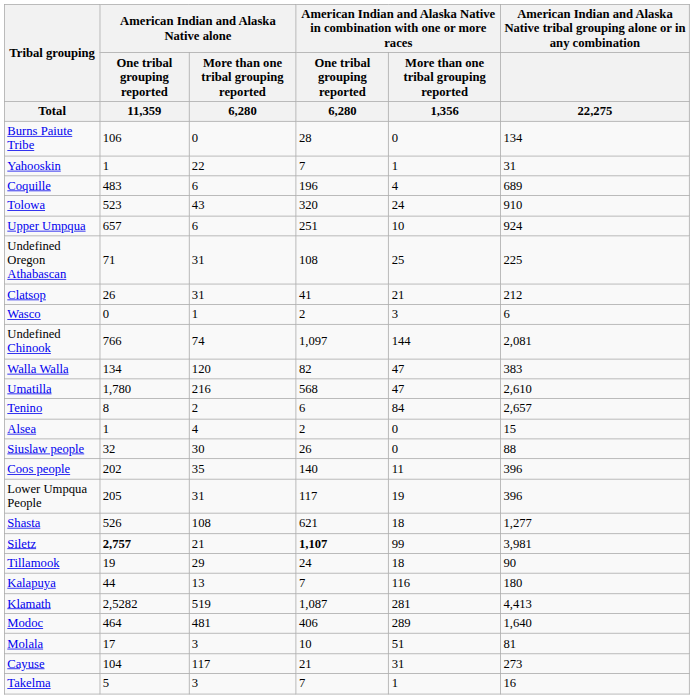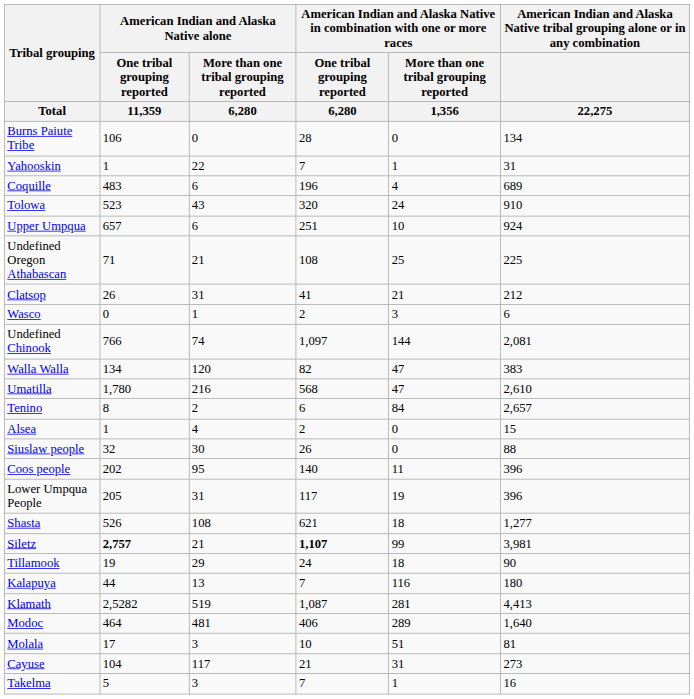(198, 260) 31 -> (198, 260) 21
(198, 469) 35 -> (198, 469) 95
